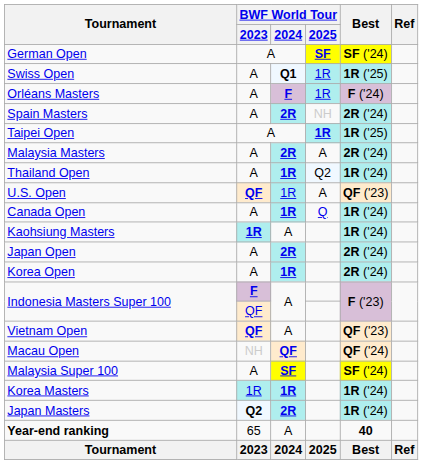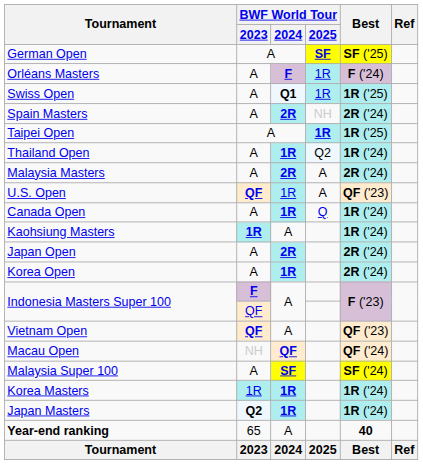(366, 54) SF ('24) -> (366, 54) SF ('25)
rows swapped: (53, 94) <-> (41, 74)
rows swapped: (48, 173) <-> (56, 153)
(288, 411) 2R -> (288, 411) 1R
